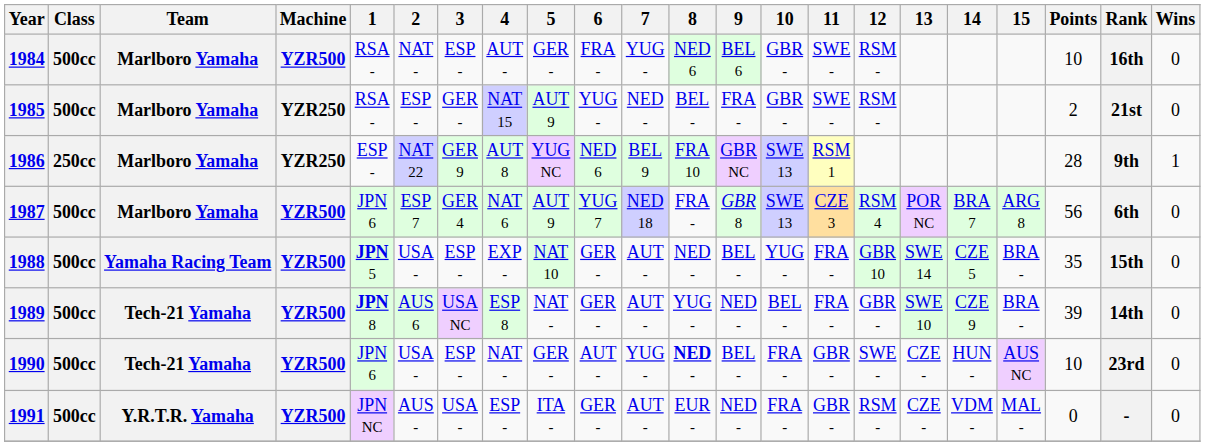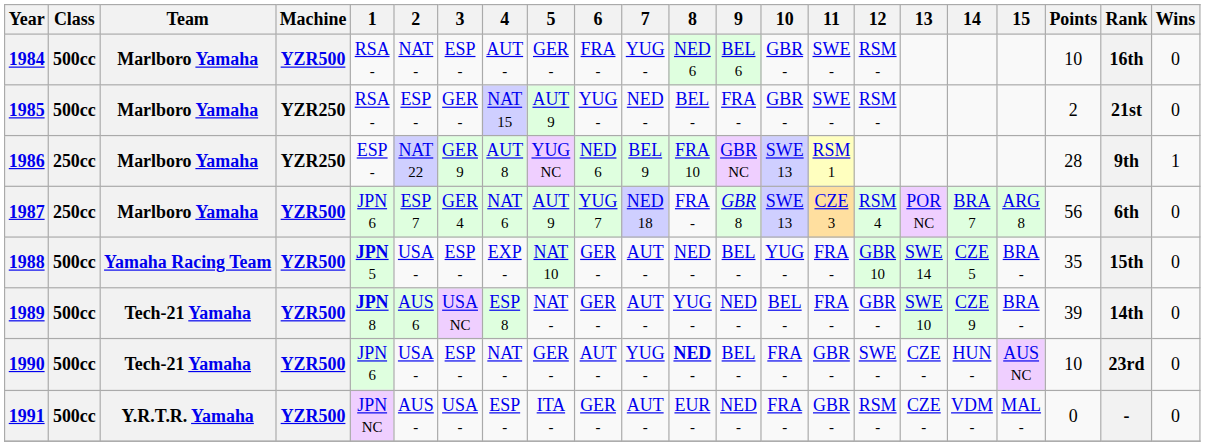(74, 212) 500cc -> (74, 212) 250cc
